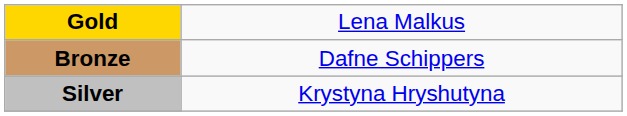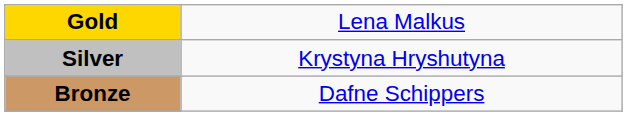rows swapped: (93, 93) <-> (93, 57)
